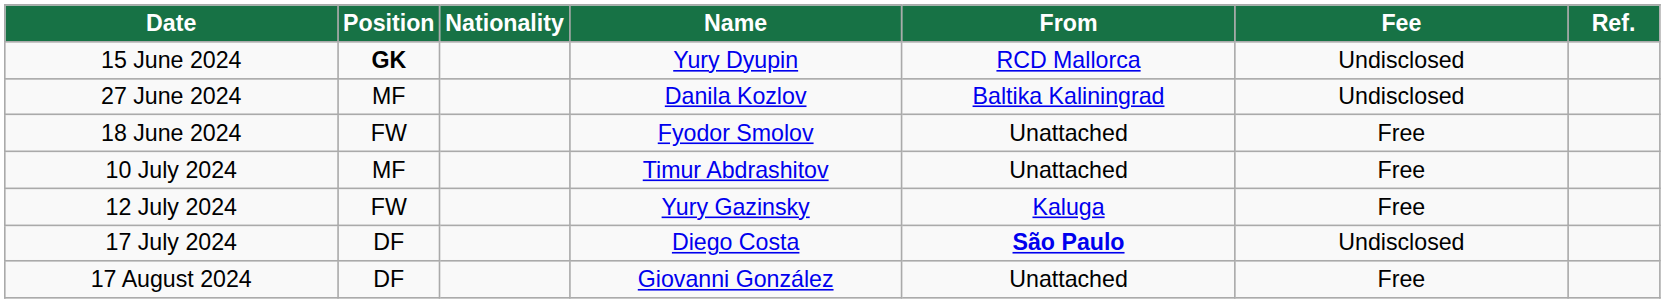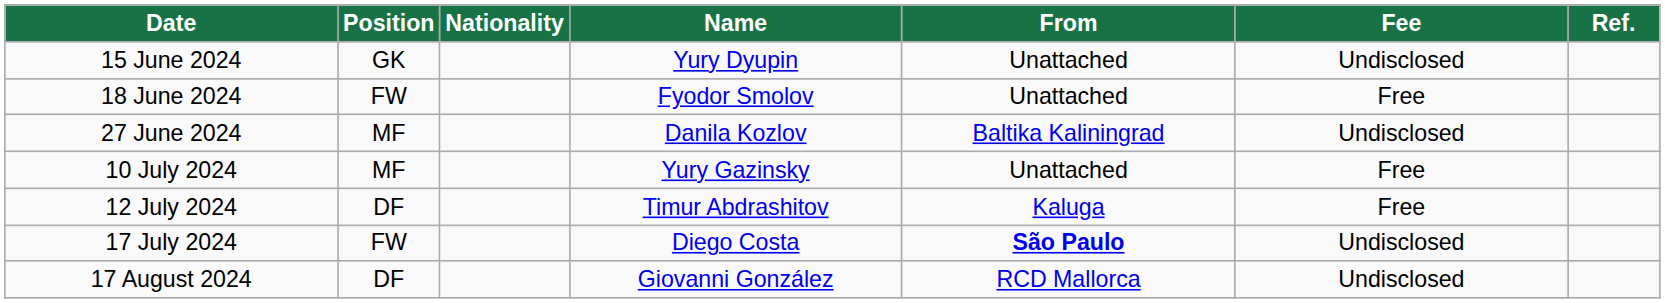(389, 60) bold -> (389, 60) normal
(1069, 60) RCD Mallorca -> (1069, 60) Unattached
rows swapped: (171, 133) <-> (171, 97)
(736, 170) Timur Abdrashitov -> (736, 170) Yury Gazinsky
(389, 207) FW -> (389, 207) DF
(736, 207) Yury Gazinsky -> (736, 207) Timur Abdrashitov
(389, 243) DF -> (389, 243) FW
(1069, 280) Unattached -> (1069, 280) RCD Mallorca
(1401, 280) Free -> (1401, 280) Undisclosed
